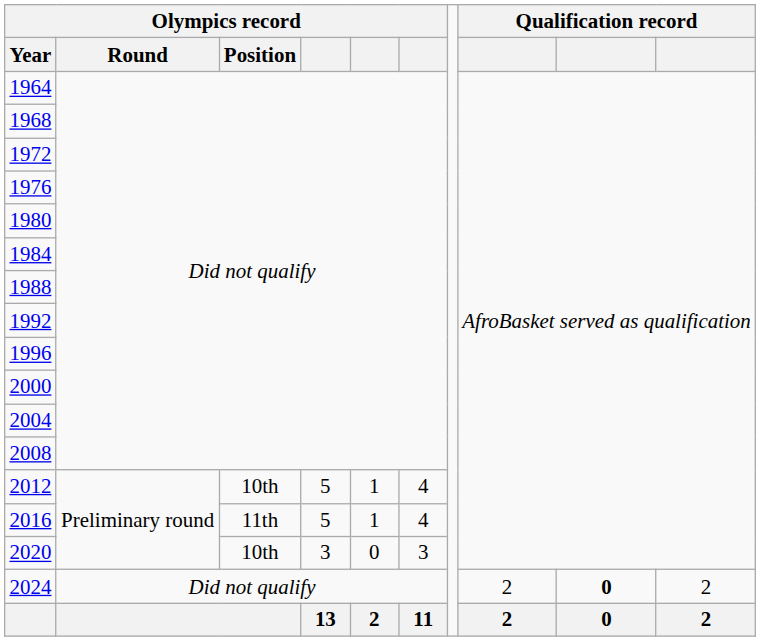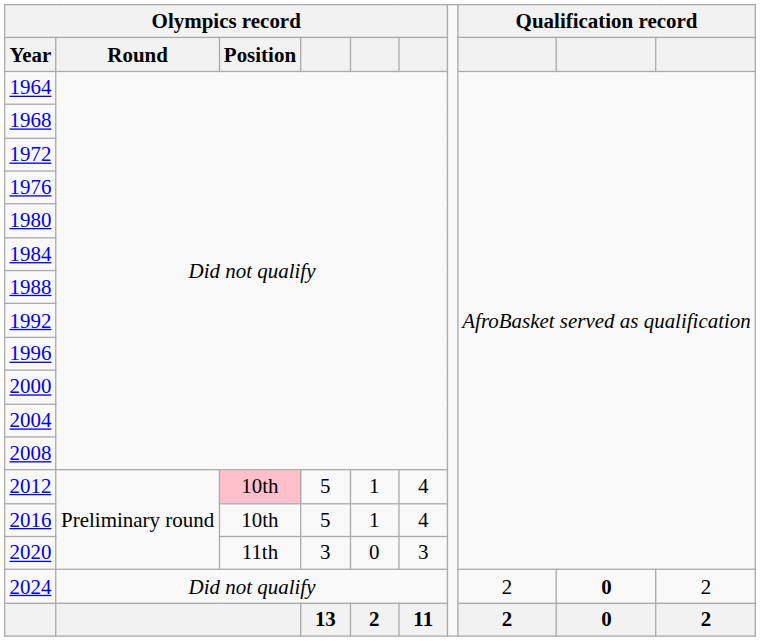(260, 486) no background -> (260, 486) pink background
(260, 519) 11th -> (260, 519) 10th
(260, 552) 10th -> (260, 552) 11th
